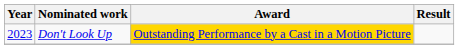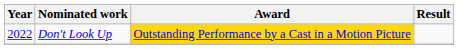(20, 34) 2023 -> (20, 34) 2022
